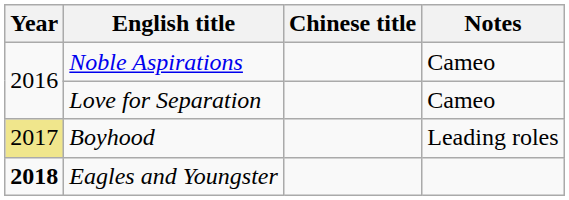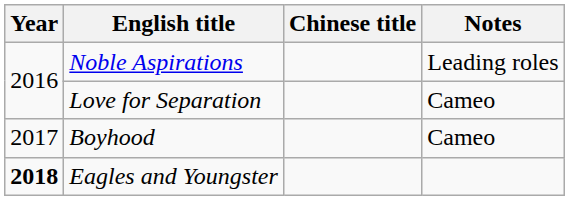(461, 61) Cameo -> (493, 61) Leading roles
(34, 137) khaki background -> (34, 137) no background
(493, 137) Leading roles -> (461, 137) Cameo
